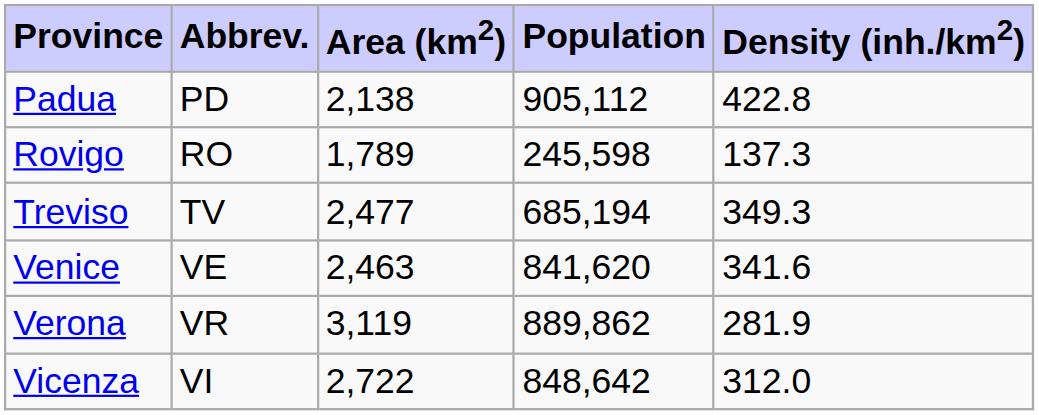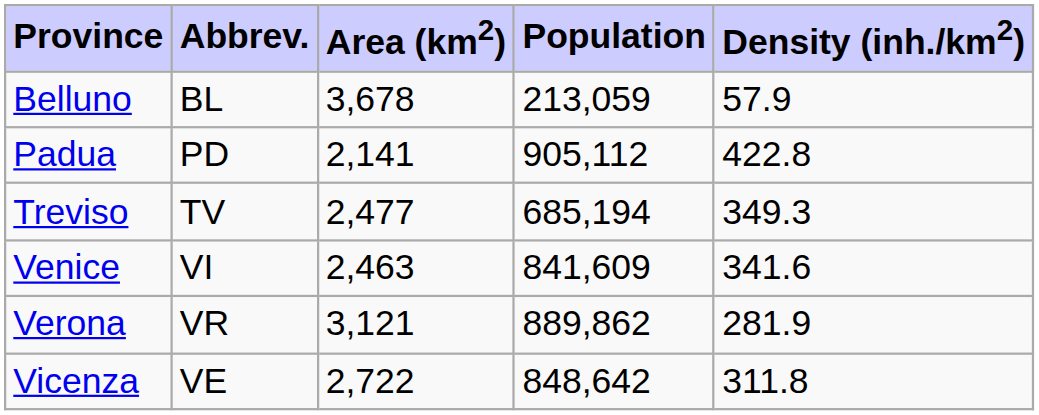+ row: (73, 98)
(370, 98) 2,138 -> (370, 154) 2,141
- row: (69, 154)
(203, 267) VE -> (197, 267) VI
(587, 267) 841,620 -> (587, 267) 841,609
(369, 323) 3,119 -> (370, 323) 3,121
(197, 380) VI -> (203, 380) VE
(767, 380) 312.0 -> (765, 380) 311.8
